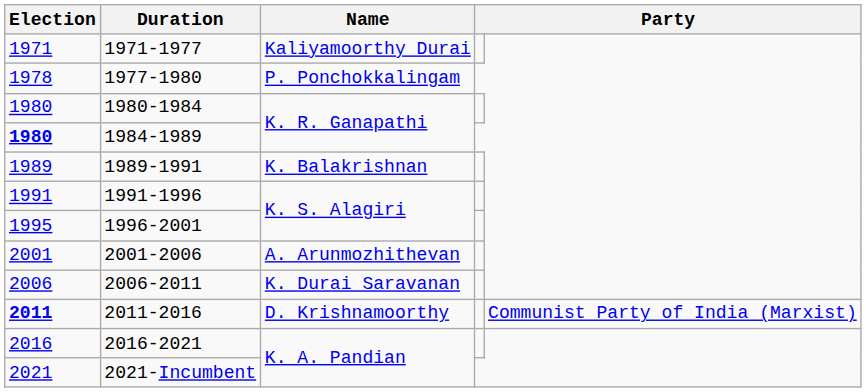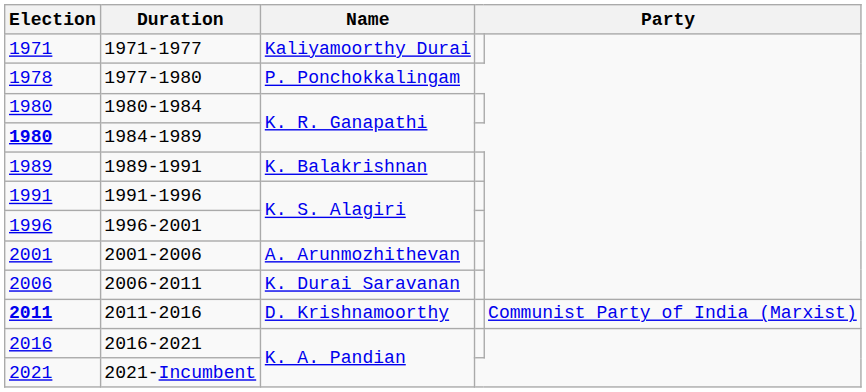(31, 226) 1995 -> (31, 226) 1996
